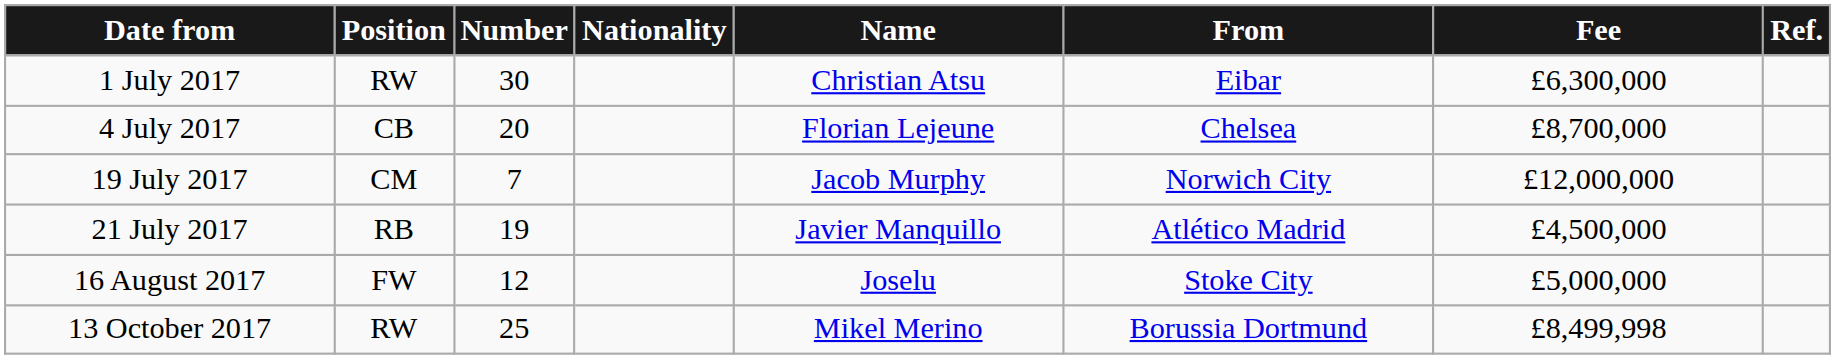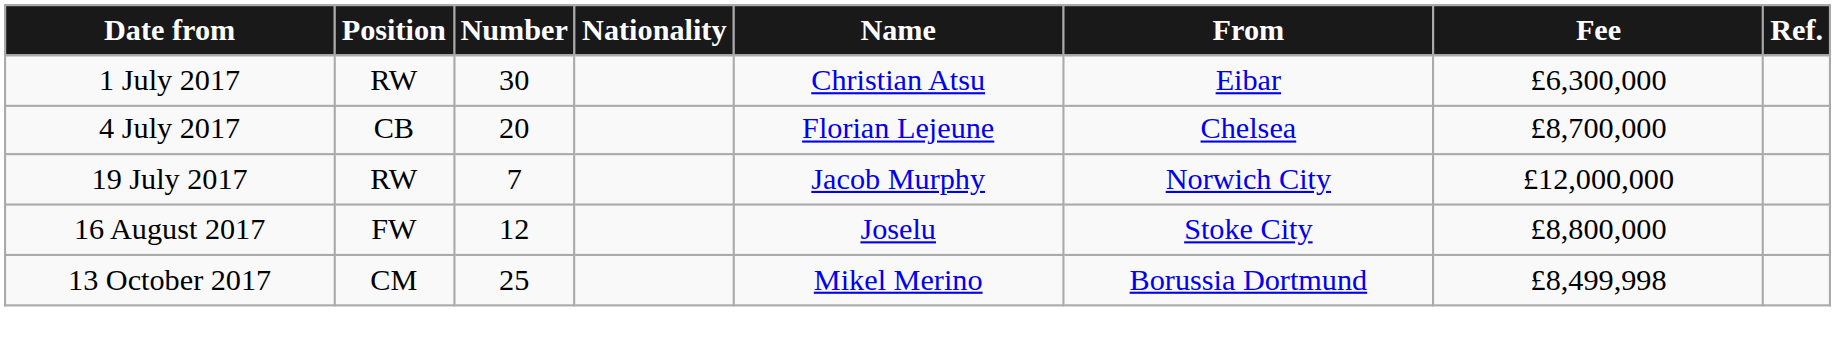(394, 179) CM -> (394, 179) RW
- row: (170, 229)
(1599, 279) £5,000,000 -> (1599, 229) £8,800,000
(394, 329) RW -> (394, 279) CM
